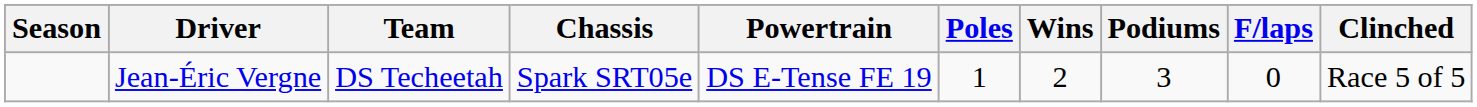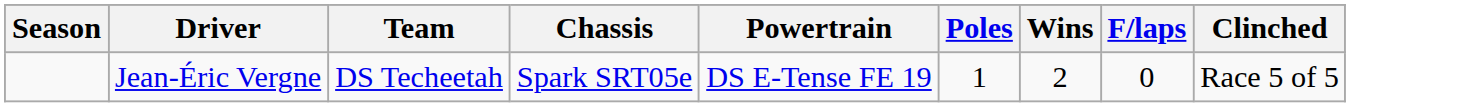- column: (1164, 28)
